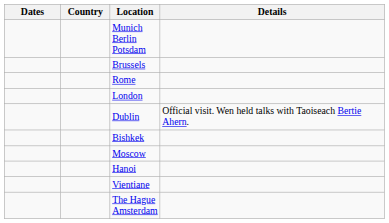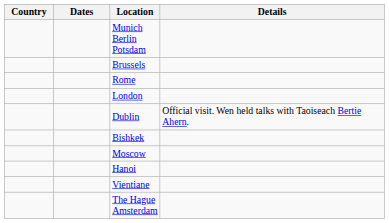columns swapped: (33, 12) <-> (85, 12)
